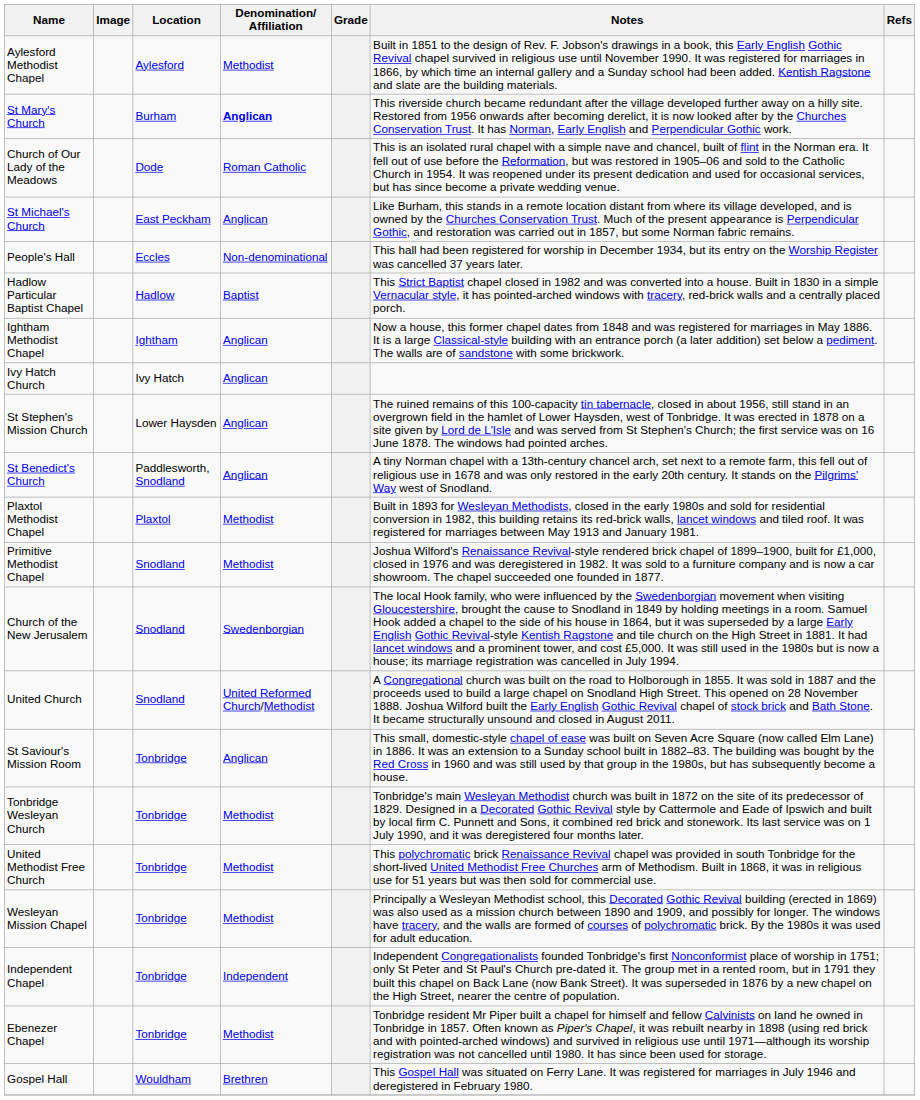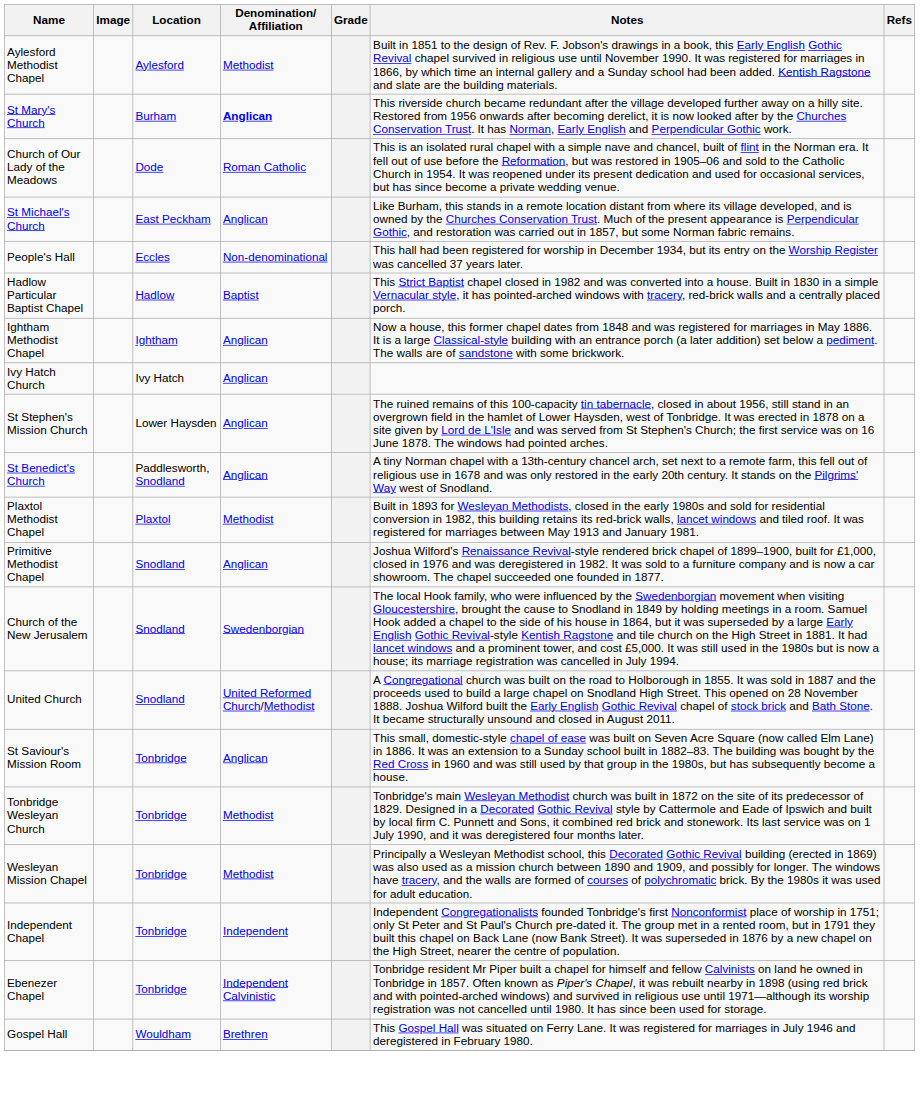(248, 564) Methodist -> (245, 564) Anglican
- row: (46, 867)
(248, 1034) Methodist -> (255, 989) Independent Calvinistic
